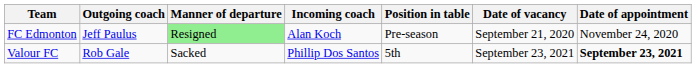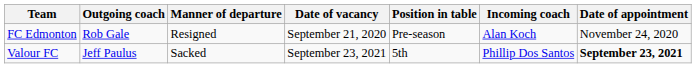columns swapped: (525, 14) <-> (333, 14)
(109, 33) Jeff Paulus -> (106, 33) Rob Gale
(193, 33) lightgreen background -> (193, 33) no background
(106, 53) Rob Gale -> (109, 53) Jeff Paulus
